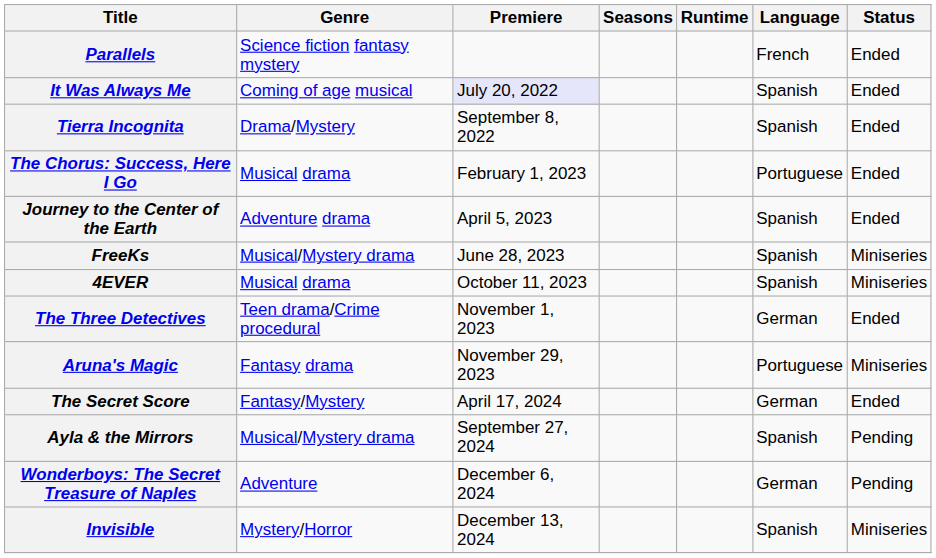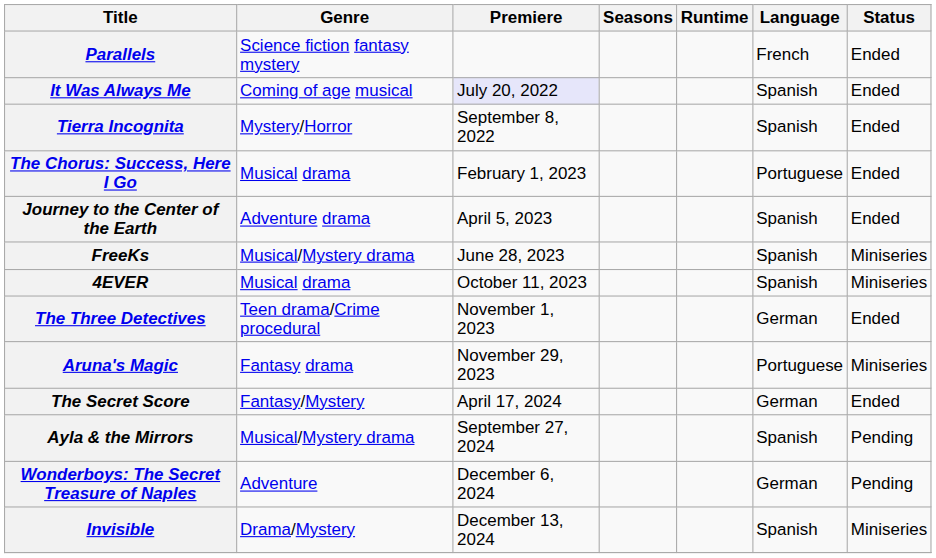(298, 127) Drama/Mystery -> (296, 127) Mystery/Horror
(296, 529) Mystery/Horror -> (298, 529) Drama/Mystery
